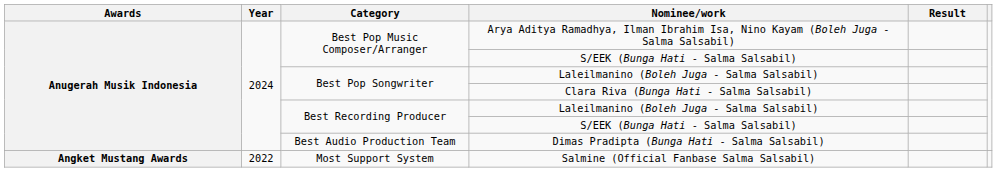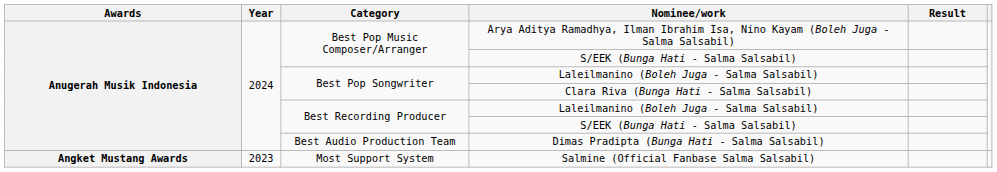(261, 159) 2022 -> (261, 159) 2023
